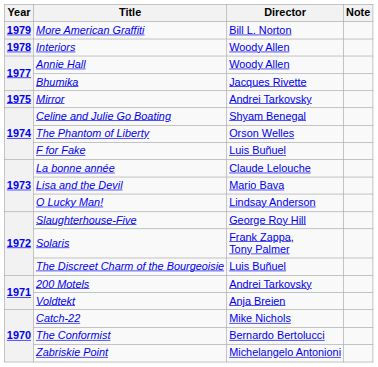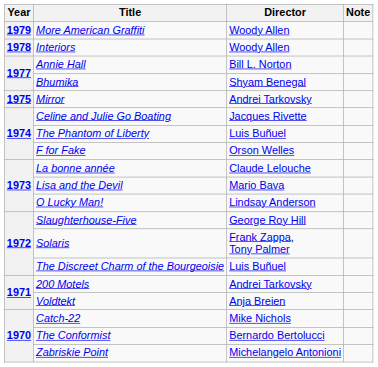(260, 30) Bill L. Norton -> (259, 30) Woody Allen
(259, 64) Woody Allen -> (260, 64) Bill L. Norton
(268, 82) Jacques Rivette -> (268, 82) Shyam Benegal
(268, 116) Shyam Benegal -> (268, 116) Jacques Rivette
(262, 133) Orson Welles -> (258, 133) Luis Buñuel
(258, 151) Luis Buñuel -> (262, 151) Orson Welles
